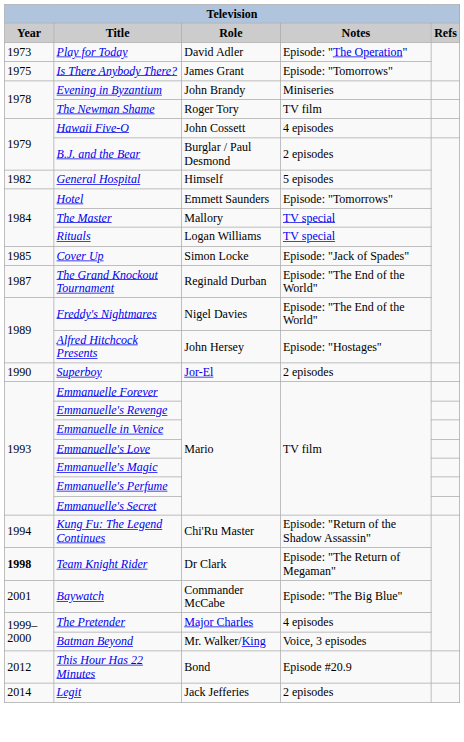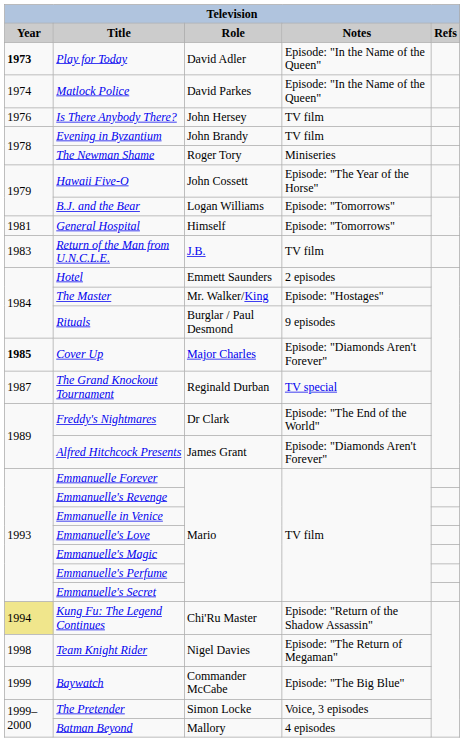(19, 52) normal -> (19, 58) bold
(345, 52) Episode: "The Operation" -> (355, 58) Episode: "In the Name of the Queen"
+ row: (93, 91)
(19, 71) 1975 -> (19, 117) 1976
(214, 71) James Grant -> (217, 117) John Hersey
(338, 71) Episode: "Tomorrows" -> (304, 117) TV film
(308, 90) Miniseries -> (304, 136) TV film
(302, 109) TV film -> (310, 155) Miniseries
(308, 128) 4 episodes -> (347, 180) Episode: "The Year of the Horse"
(218, 153) Burglar / Paul Desmond -> (225, 206) Logan Williams
(308, 153) 2 episodes -> (340, 206) Episode: "Tomorrows"
(19, 179) 1982 -> (19, 225) 1981
(308, 179) 5 episodes -> (340, 225) Episode: "Tomorrows"
+ row: (113, 251)
(338, 198) Episode: "Tomorrows" -> (310, 277) 2 episodes
(204, 217) Mallory -> (228, 296) Mr. Walker/King
(309, 217) TV special -> (334, 296) Episode: "Hostages"
(223, 236) Logan Williams -> (220, 322) Burglar / Paul Desmond
(309, 236) TV special -> (310, 322) 9 episodes
(19, 255) normal -> (19, 354) bold
(216, 255) Simon Locke -> (221, 354) Major Charles
(346, 255) Episode: "Jack of Spades" -> (350, 354) Episode: "Diamonds Aren't Forever"
(344, 281) Episode: "The End of the World" -> (311, 387) TV special
(216, 314) Nigel Davies -> (208, 419) Dr Clark
(214, 346) John Hersey -> (217, 452) James Grant
(332, 346) Episode: "Hostages" -> (350, 452) Episode: "Diamonds Aren't Forever"
- row: (79, 372)
(19, 531) no background -> (19, 618) khaki background
(19, 564) bold -> (19, 650) normal
(205, 564) Dr Clark -> (218, 650) Nigel Davies
(19, 596) 2001 -> (19, 683) 1999
(219, 622) Major Charles -> (219, 708) Simon Locke
(308, 622) 4 episodes -> (327, 708) Voice, 3 episodes
(225, 641) Mr. Walker/King -> (206, 727) Mallory
(325, 641) Voice, 3 episodes -> (310, 727) 4 episodes
- row: (100, 667)
- row: (69, 692)
